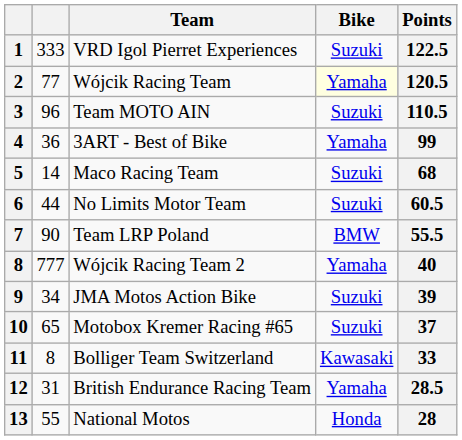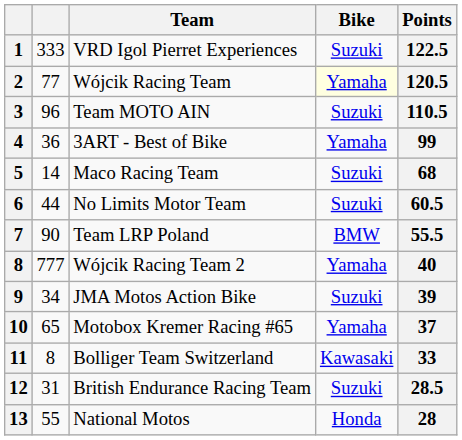(357, 326) Suzuki -> (357, 326) Yamaha
(357, 388) Yamaha -> (357, 388) Suzuki
